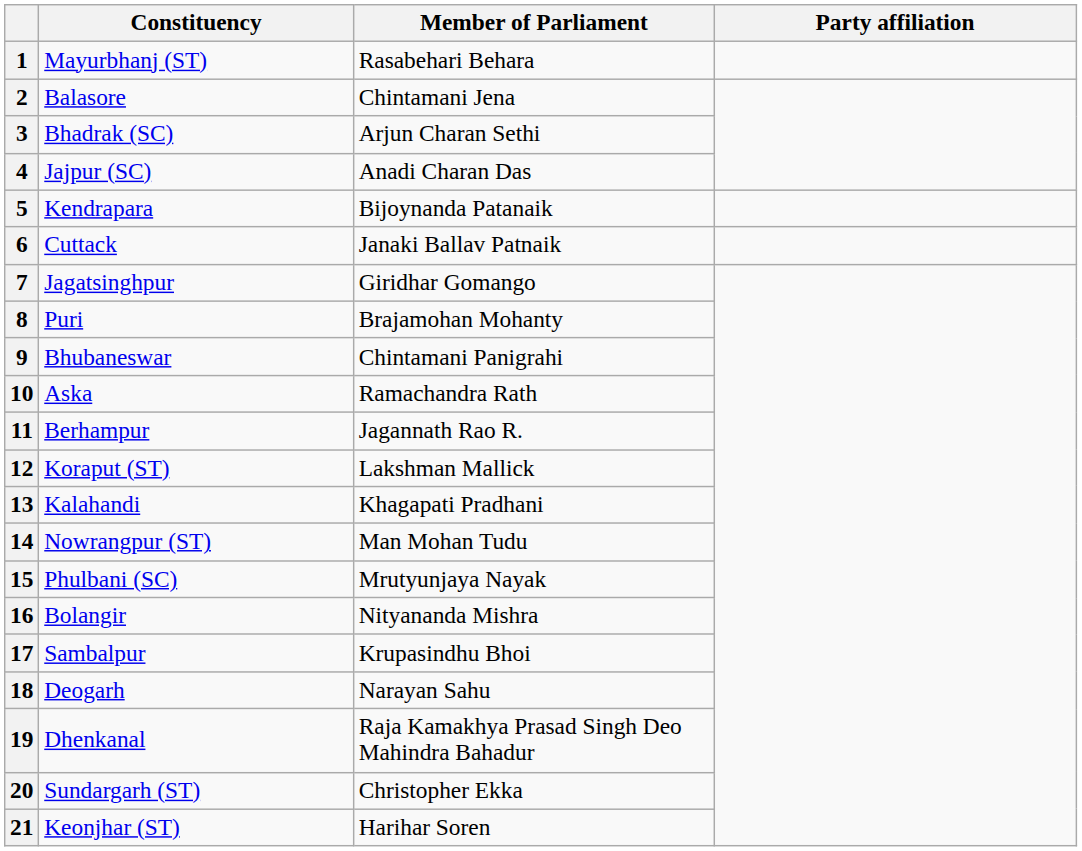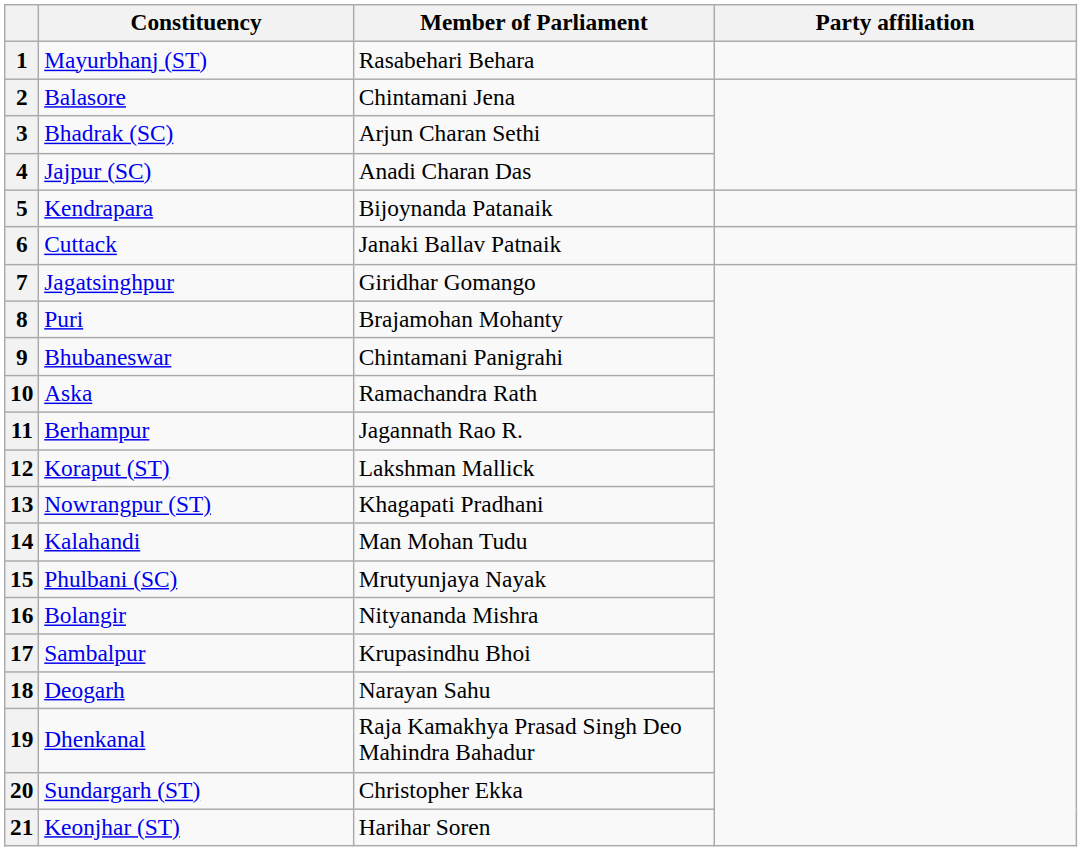(92, 504) Kalahandi -> (128, 504) Nowrangpur (ST)
(128, 541) Nowrangpur (ST) -> (92, 541) Kalahandi
